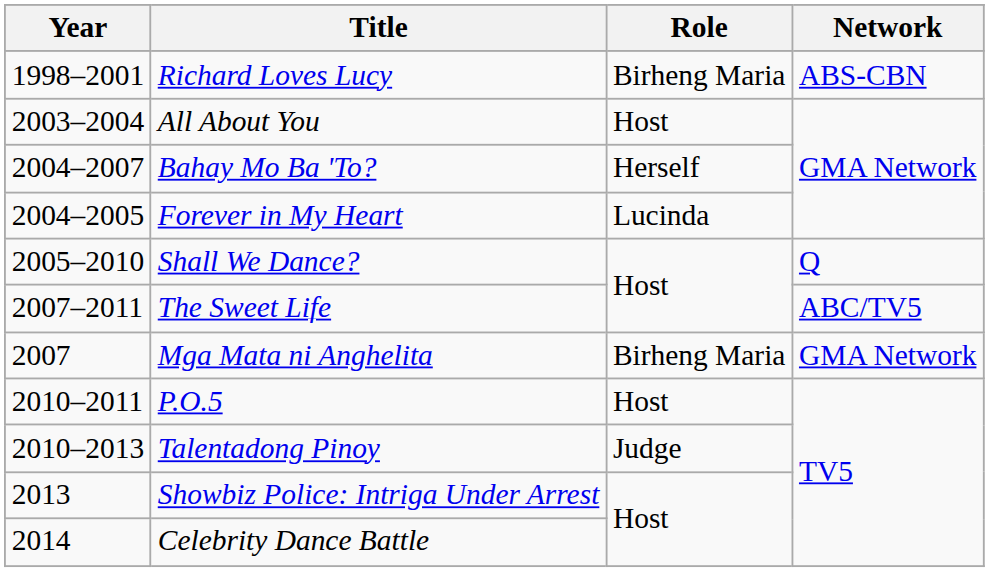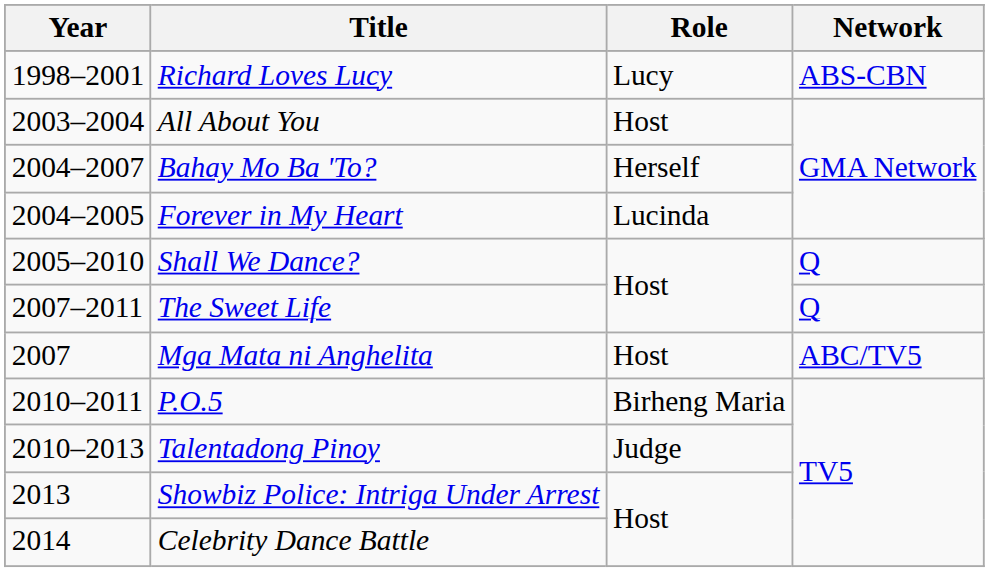(699, 74) Birheng Maria -> (643, 74) Lucy
(860, 307) ABC/TV5 -> (810, 307) Q
(699, 354) Birheng Maria -> (641, 354) Host
(888, 354) GMA Network -> (860, 354) ABC/TV5
(641, 401) Host -> (699, 401) Birheng Maria
